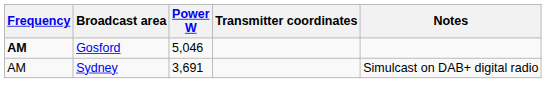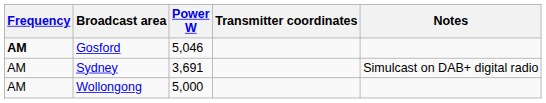+ row: (109, 87)
